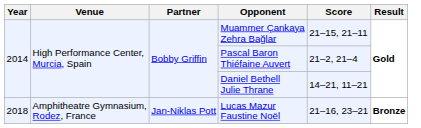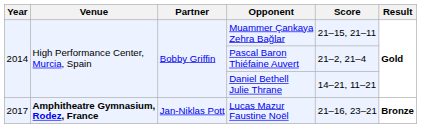(17, 111) 2018 -> (17, 111) 2017
(90, 111) normal -> (94, 111) bold
